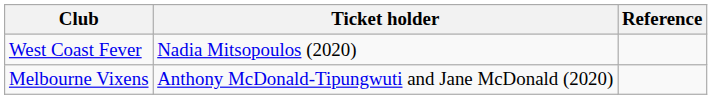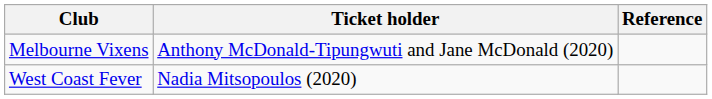rows swapped: (79, 79) <-> (75, 49)
